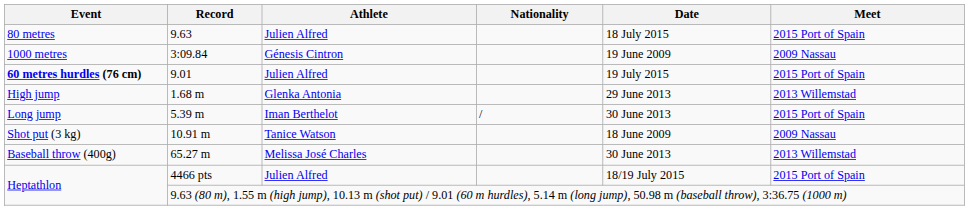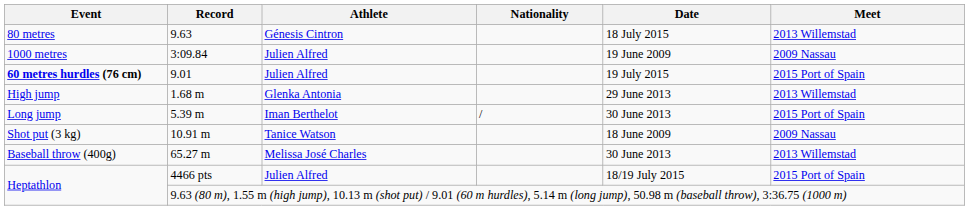(296, 34) Julien Alfred -> (304, 34) Génesis Cintron
(819, 34) 2015 Port of Spain -> (815, 34) 2013 Willemstad
(304, 54) Génesis Cintron -> (296, 54) Julien Alfred
